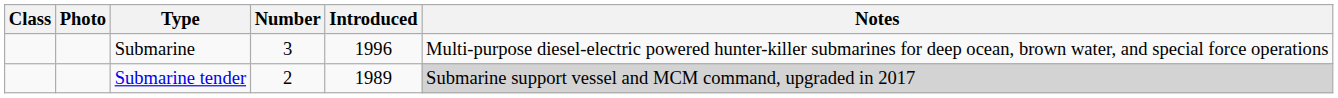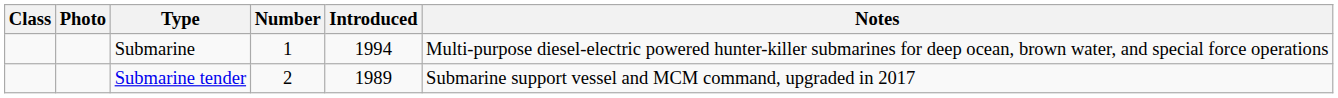(288, 48) 3 -> (288, 48) 1
(373, 48) 1996 -> (373, 48) 1994
(671, 78) lightgrey background -> (671, 78) no background
